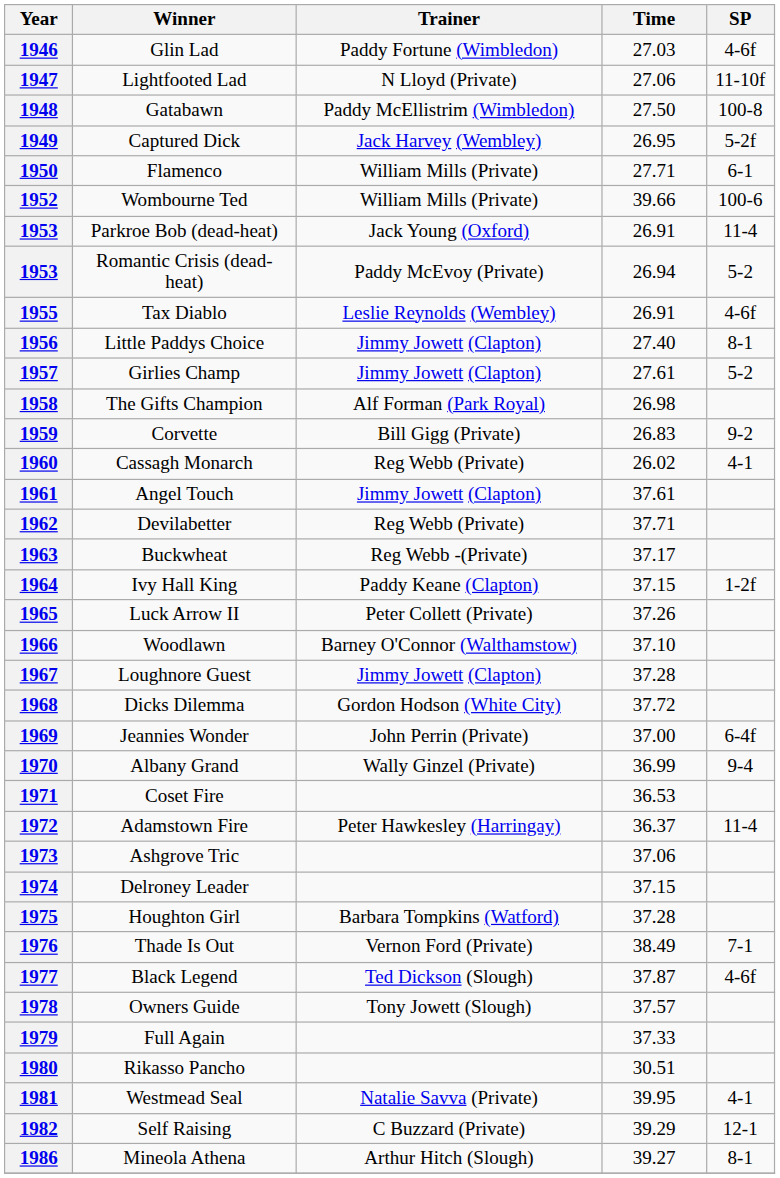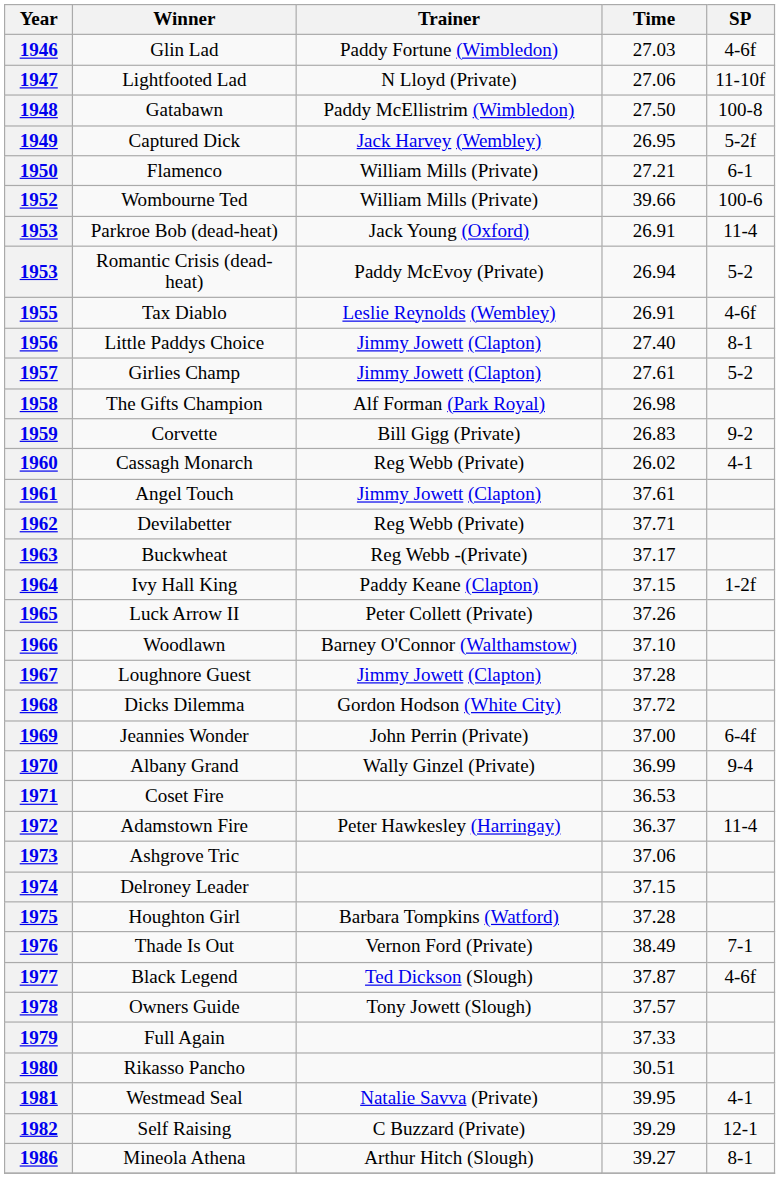(654, 170) 27.71 -> (654, 170) 27.21
